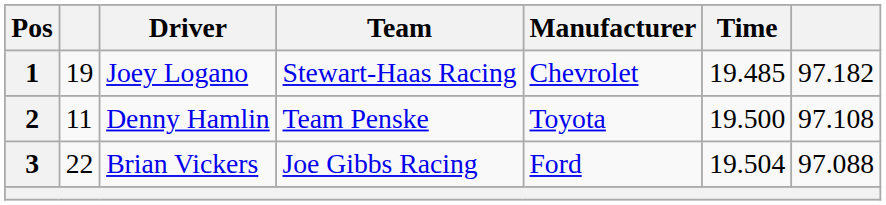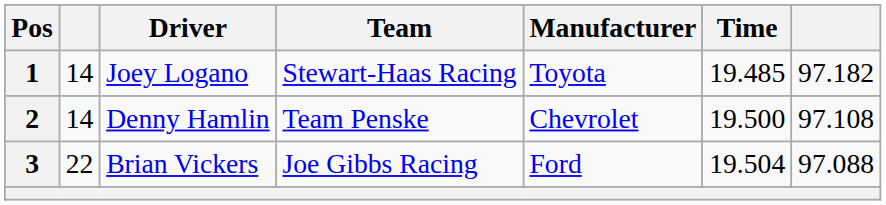(79, 73) 19 -> (79, 73) 14
(584, 73) Chevrolet -> (568, 73) Toyota
(79, 118) 11 -> (79, 118) 14
(568, 118) Toyota -> (584, 118) Chevrolet
